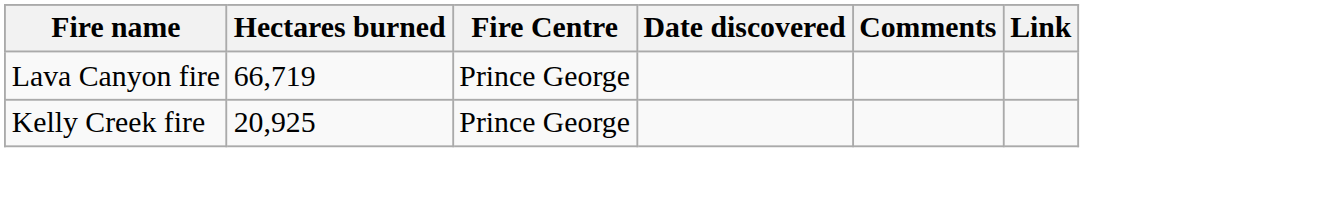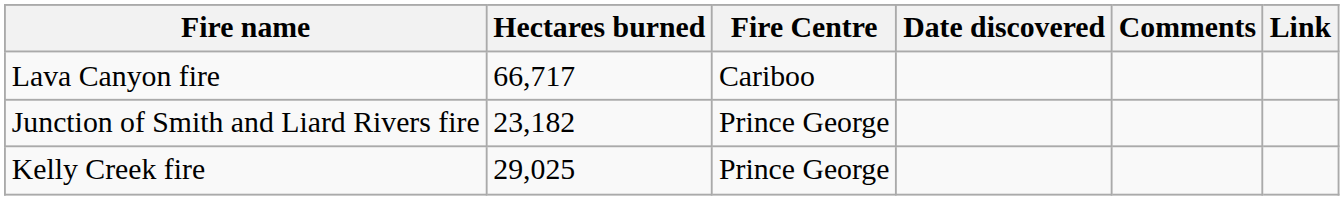(275, 75) 66,719 -> (534, 75) 66,717
(545, 75) Prince George -> (767, 75) Cariboo
+ row: (246, 122)
(275, 122) 20,925 -> (534, 169) 29,025
